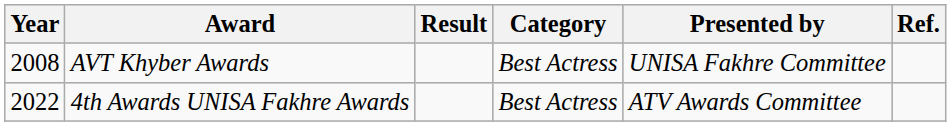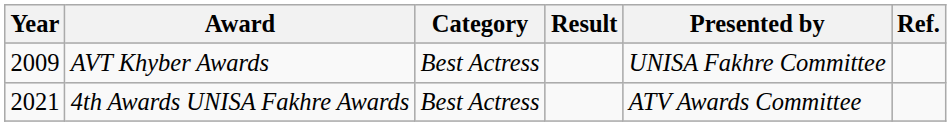columns swapped: (558, 23) <-> (454, 23)
(35, 62) 2008 -> (35, 62) 2009
(35, 101) 2022 -> (35, 101) 2021
